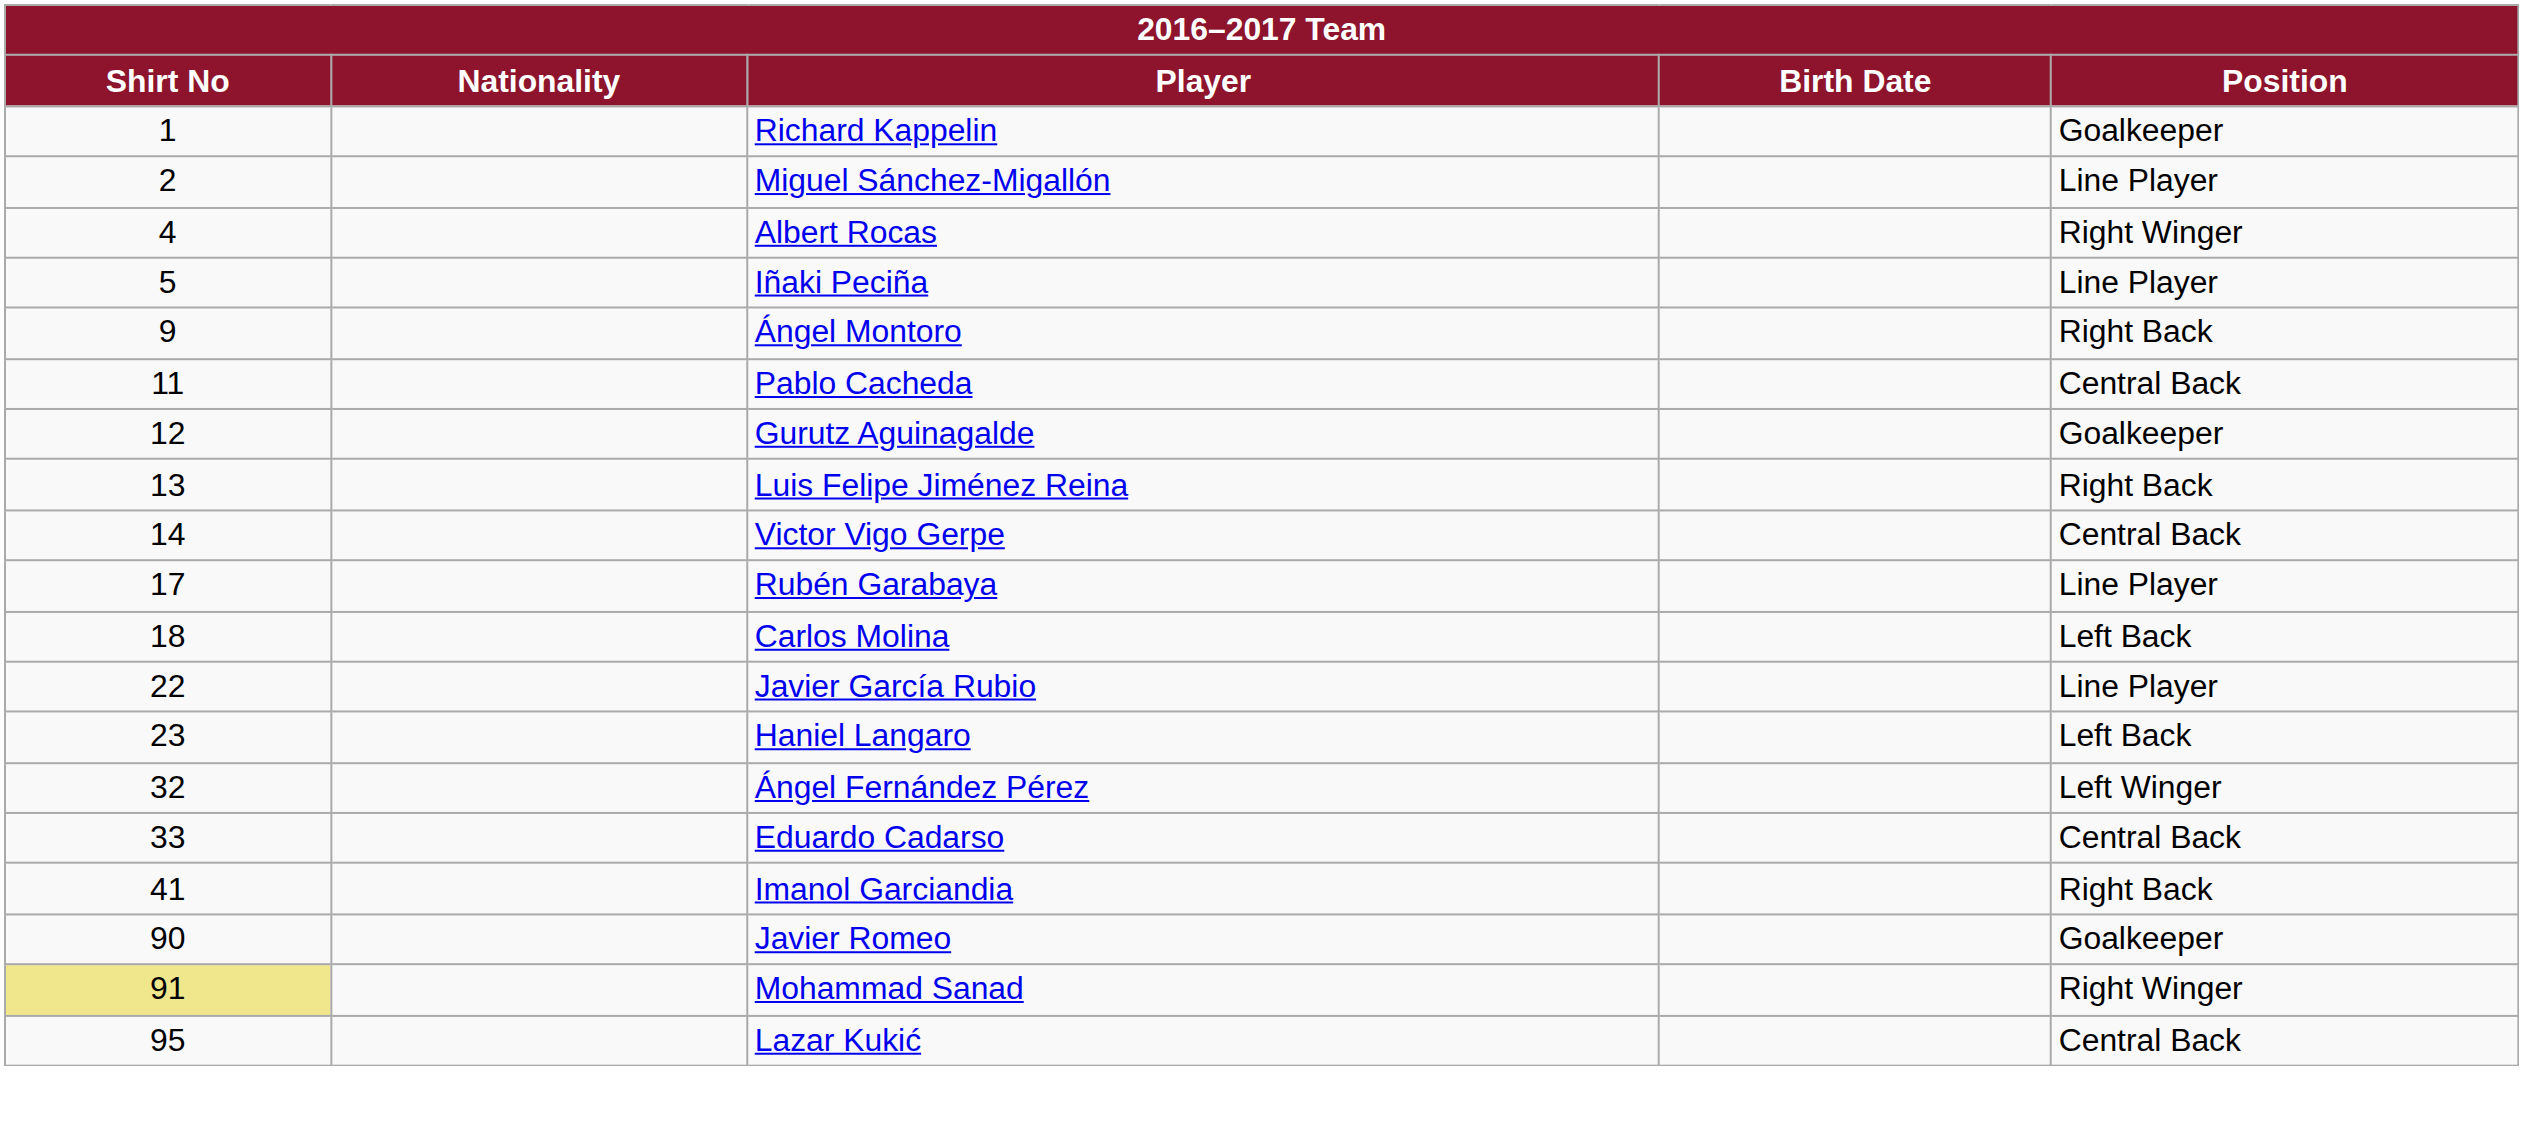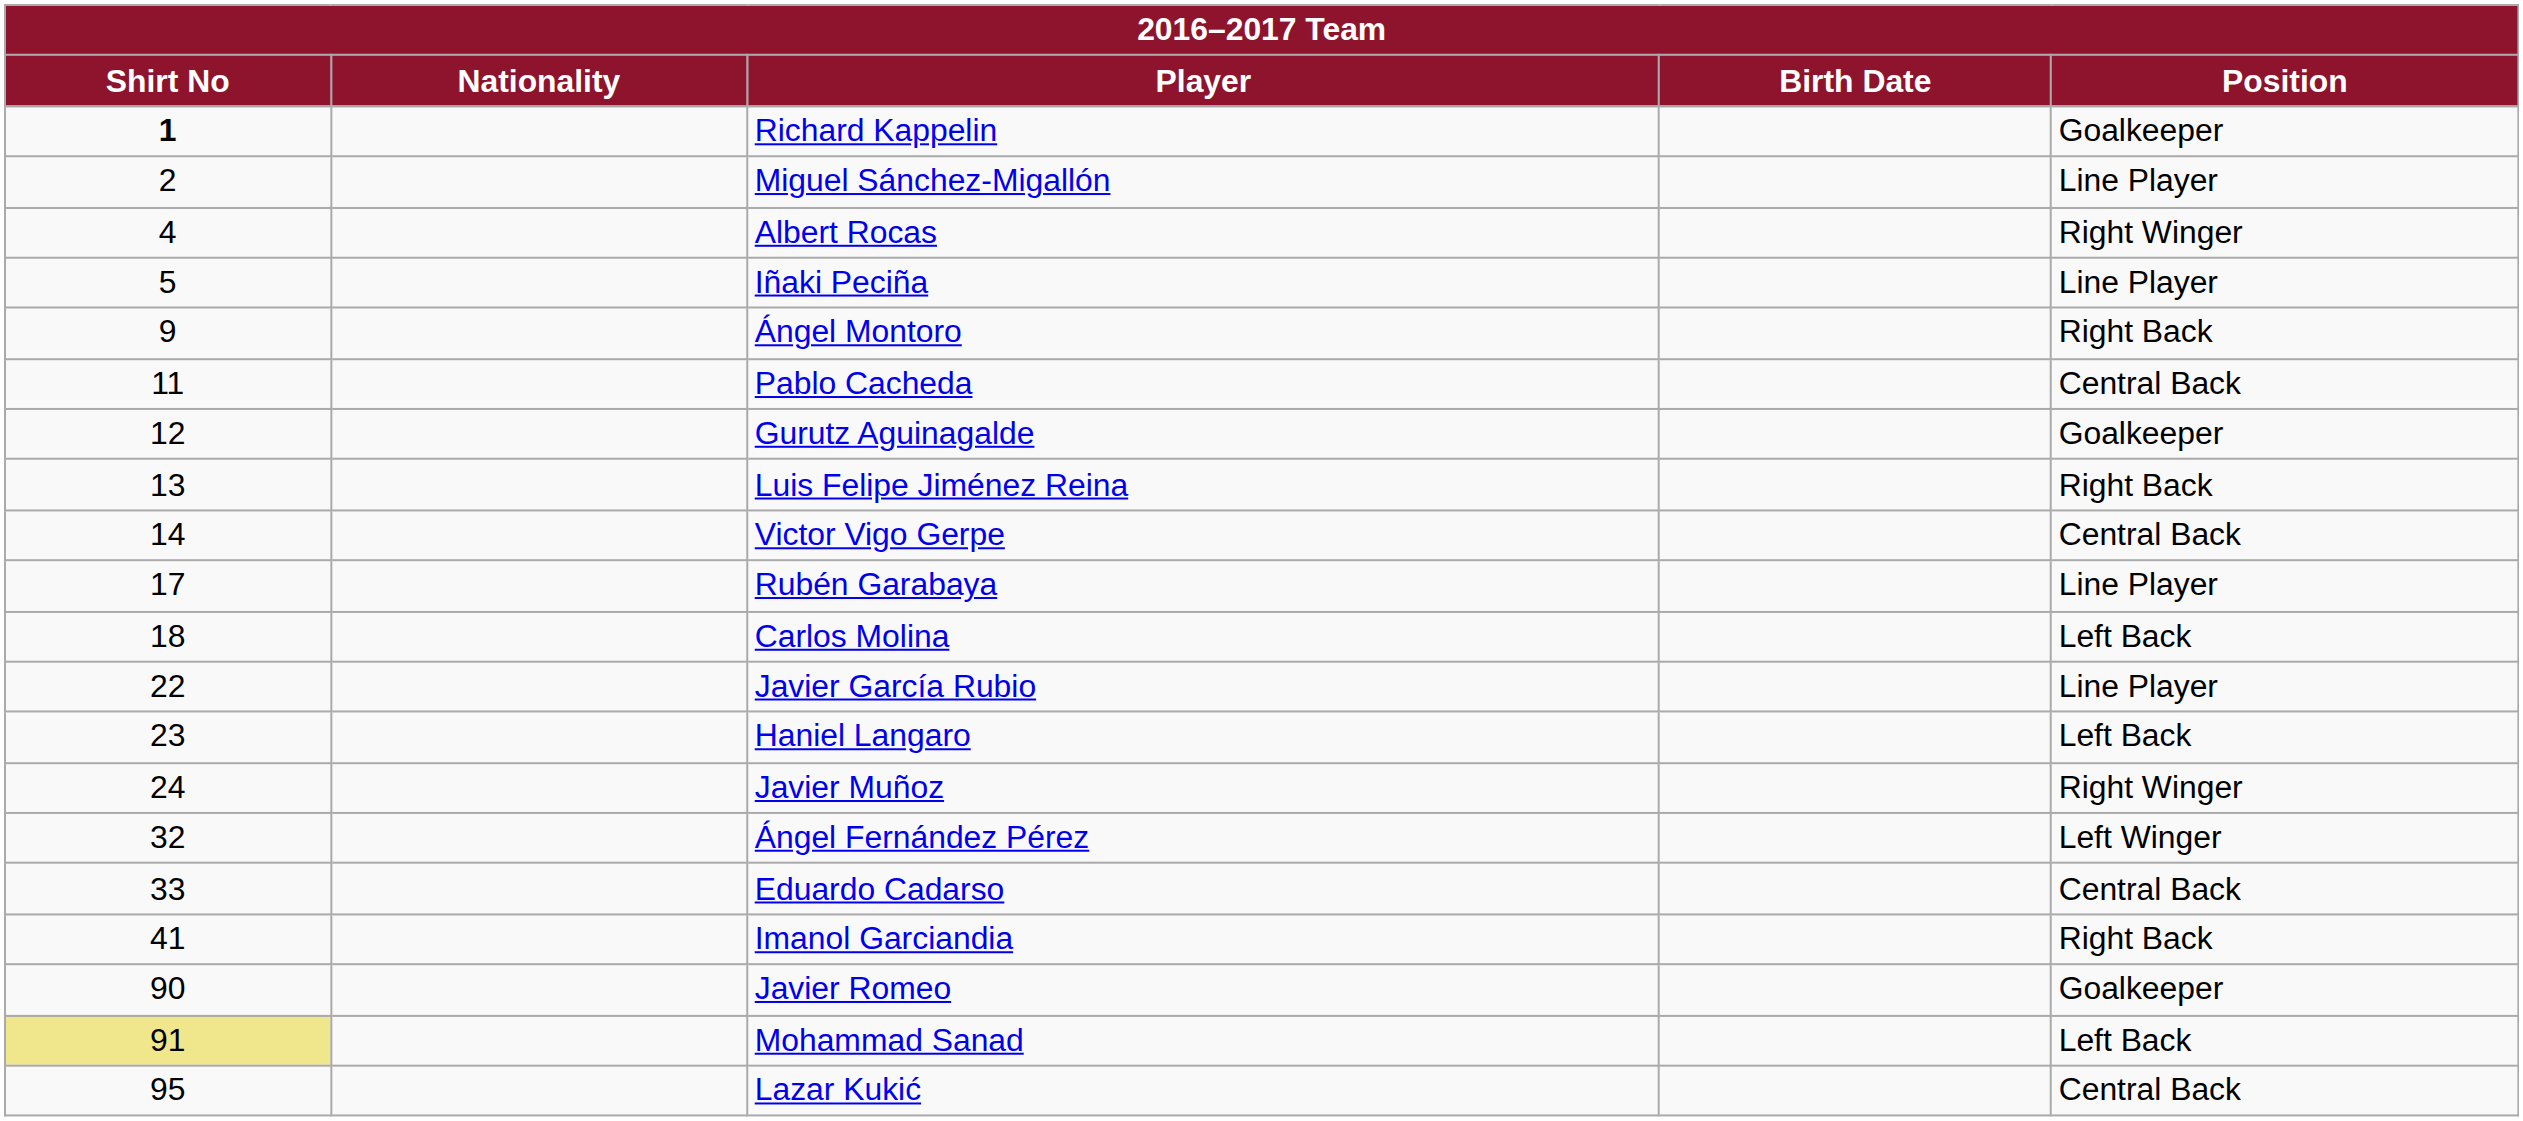(168, 130) normal -> (168, 130) bold
+ row: (849, 787)
(2151, 989) Right Winger -> (2125, 1039) Left Back
